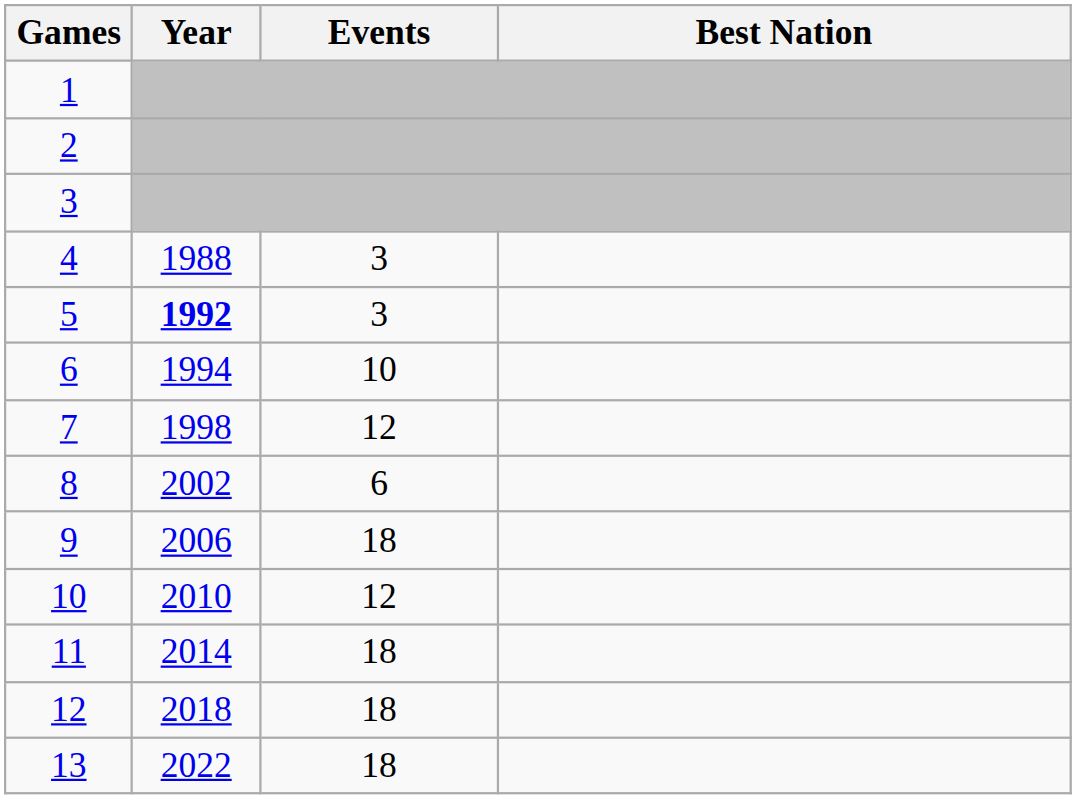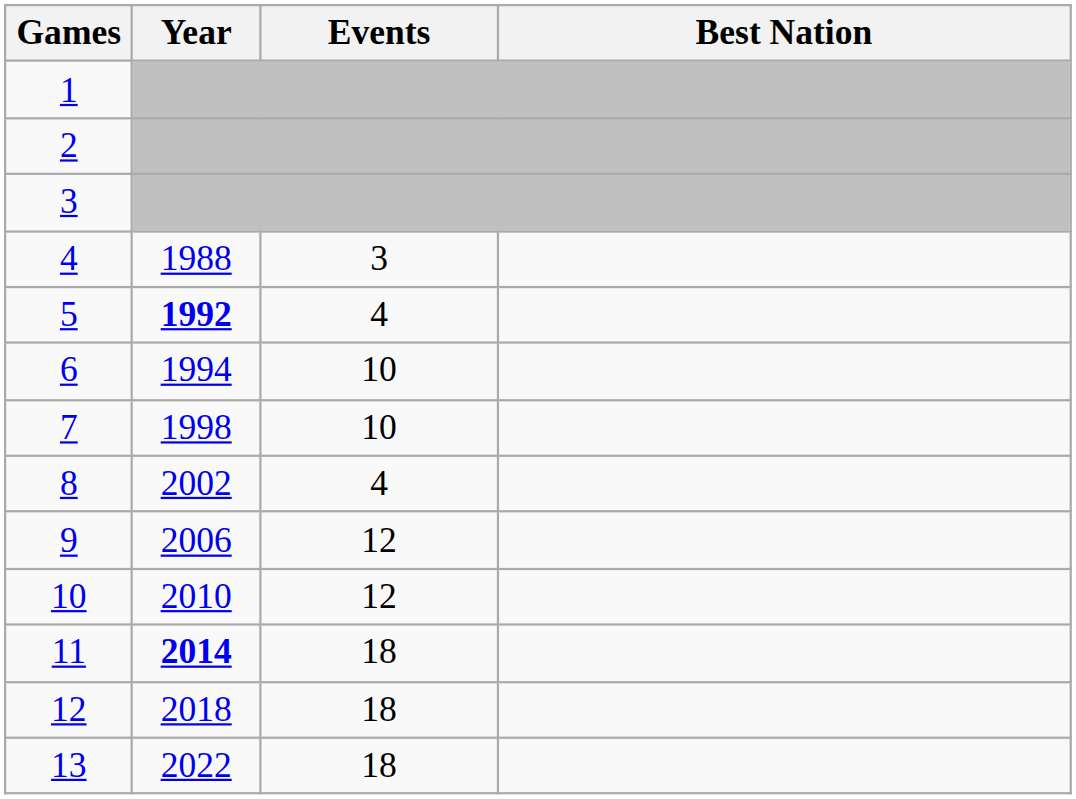(379, 314) 3 -> (379, 314) 4
(379, 426) 12 -> (379, 426) 10
(379, 483) 6 -> (379, 483) 4
(379, 539) 18 -> (379, 539) 12
(196, 652) normal -> (196, 652) bold
